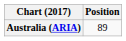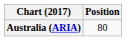(102, 28) 89 -> (102, 28) 80
